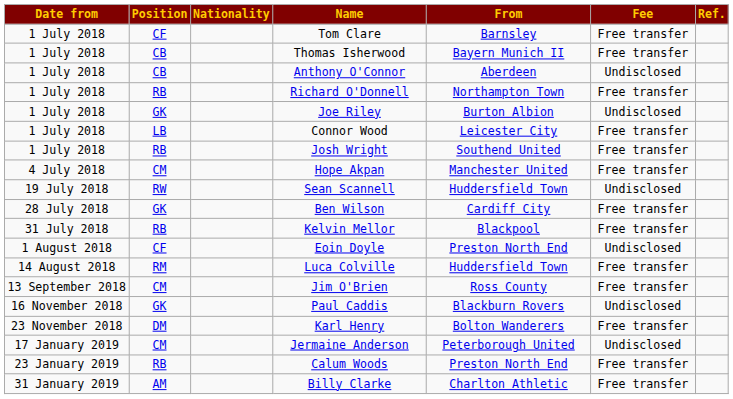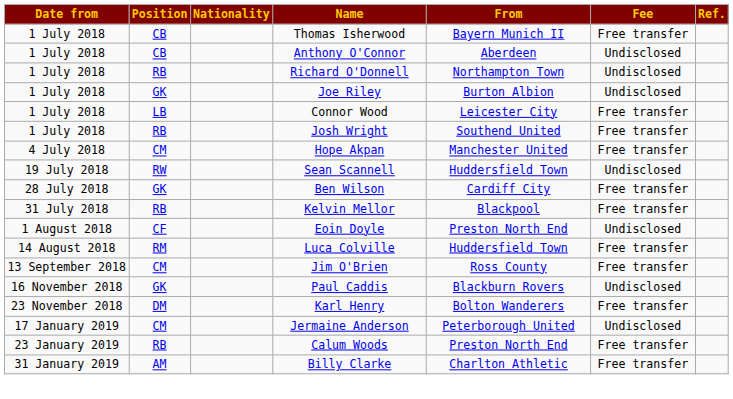- row: (350, 33)
(643, 92) Free transfer -> (643, 72) Undisclosed
